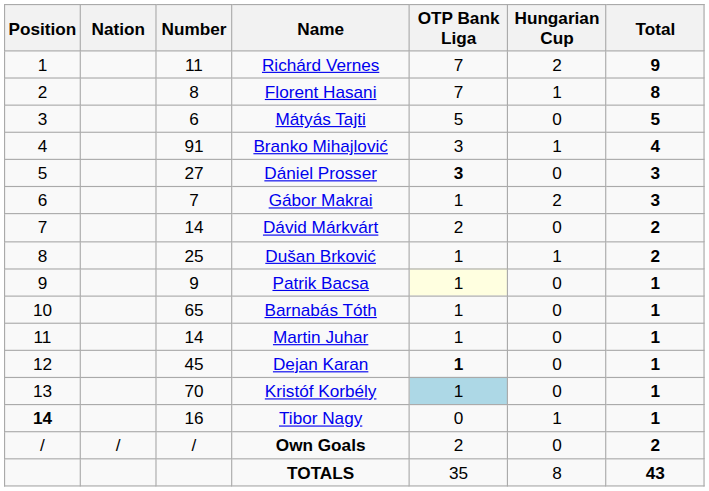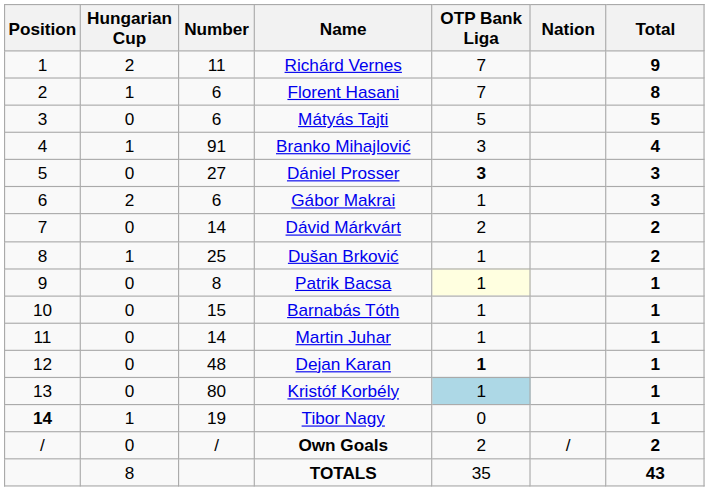columns swapped: (118, 28) <-> (557, 28)
(194, 92) 8 -> (217, 92) 6
(194, 201) 7 -> (217, 201) 6
(194, 282) 9 -> (217, 282) 8
(194, 309) 65 -> (217, 309) 15
(194, 364) 45 -> (217, 364) 48
(194, 391) 70 -> (217, 391) 80
(194, 418) 16 -> (217, 418) 19
